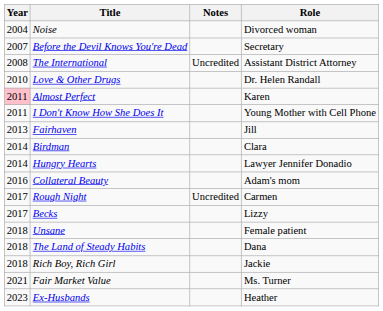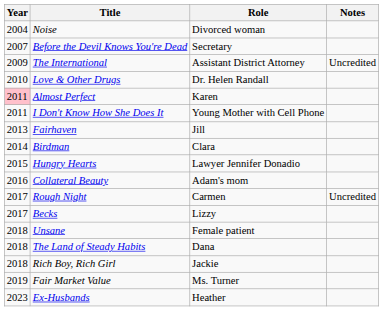columns swapped: (310, 12) <-> (216, 12)
(17, 63) 2008 -> (17, 63) 2009
(17, 163) 2014 -> (17, 163) 2015
(17, 280) 2021 -> (17, 280) 2019
